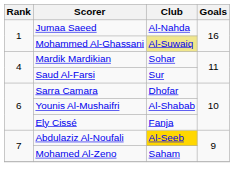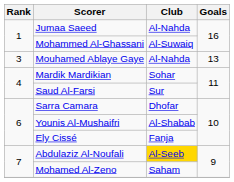(171, 43) khaki background -> (171, 43) no background
+ row: (90, 59)
